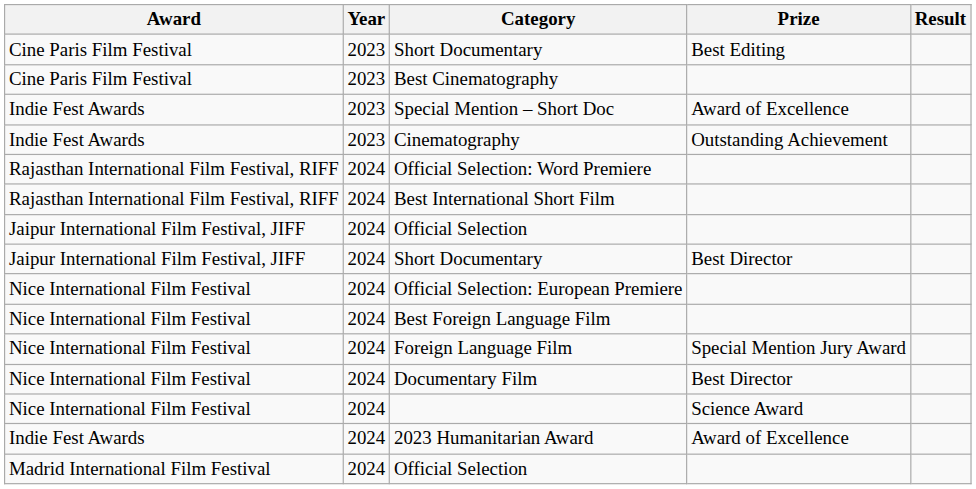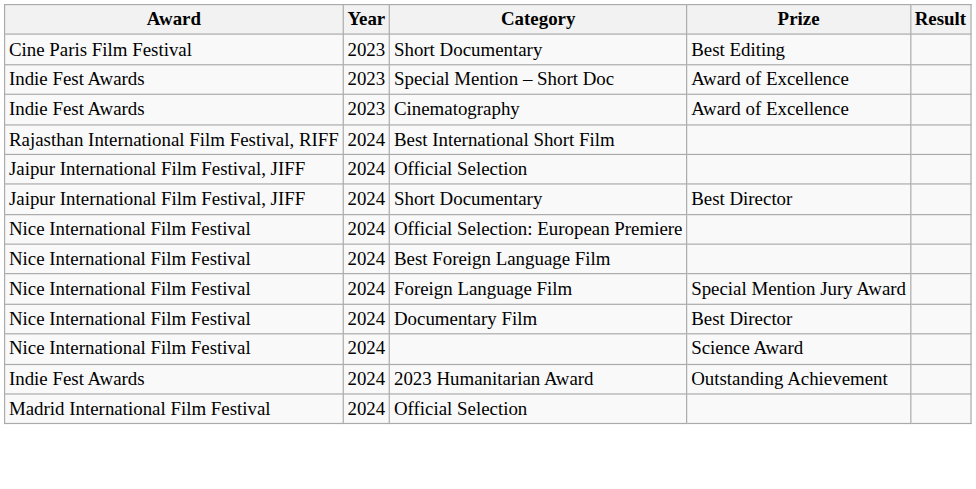- row: (100, 79)
(789, 139) Outstanding Achievement -> (770, 109) Award of Excellence
- row: (174, 169)
(770, 438) Award of Excellence -> (789, 378) Outstanding Achievement
